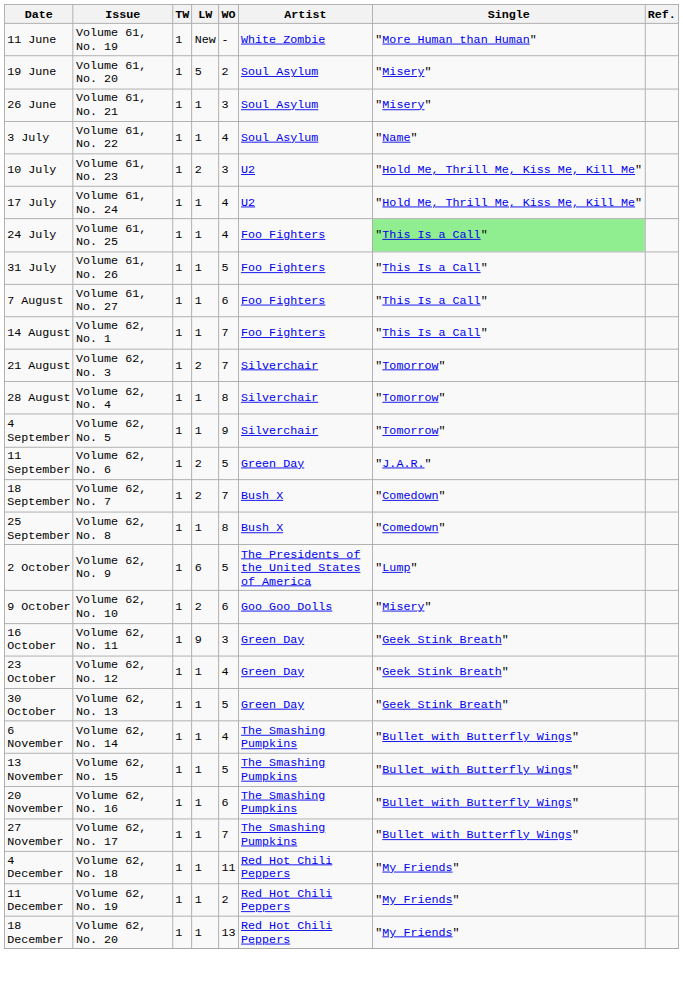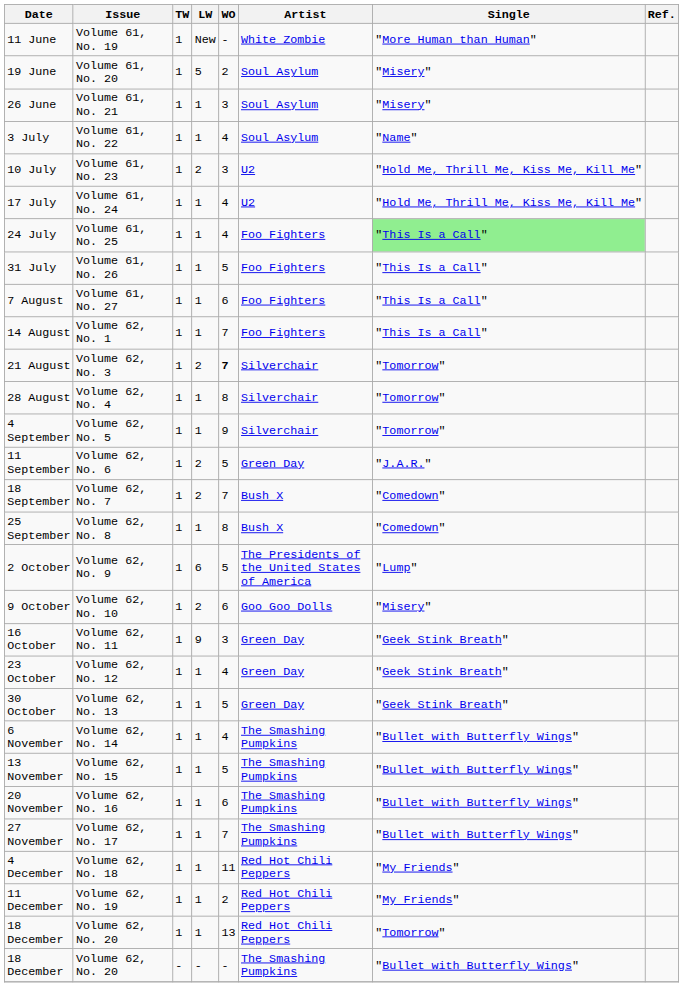(225, 365) normal -> (225, 365) bold
(417, 933) "My Friends" -> (410, 933) "Tomorrow"
+ row: (35, 965)
